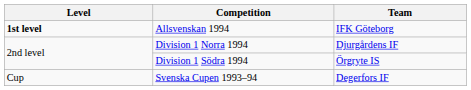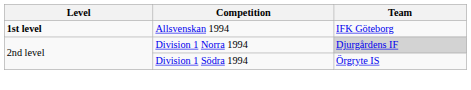(367, 45) no background -> (367, 45) lightgrey background
- row: (206, 77)
